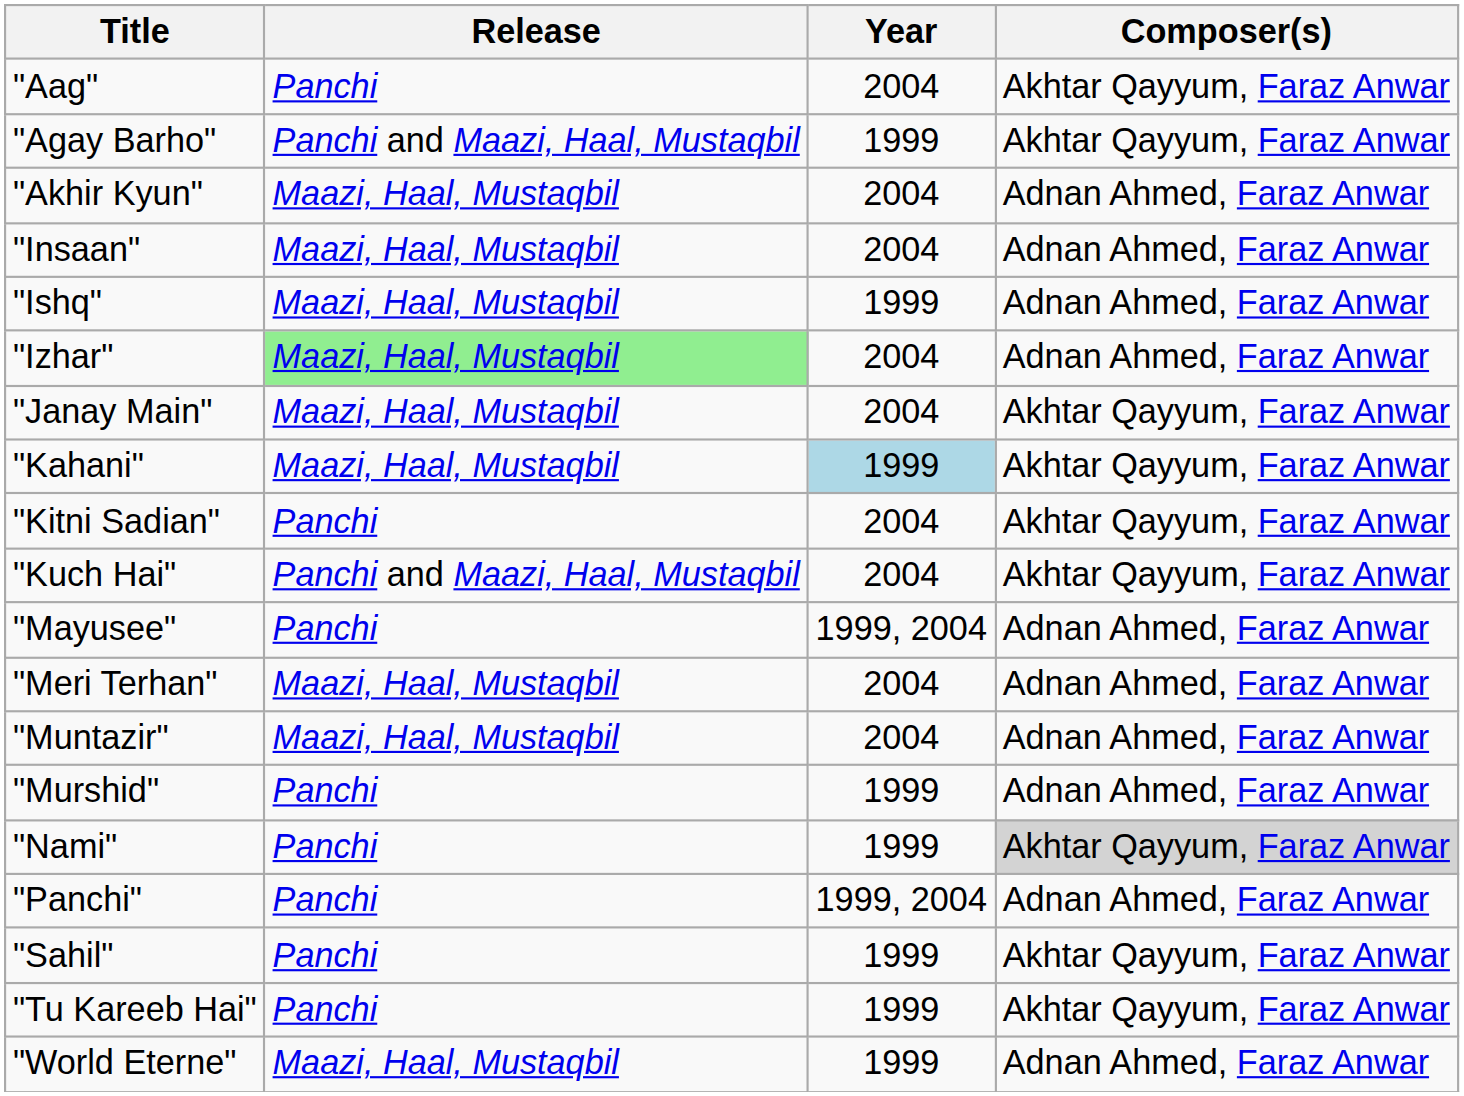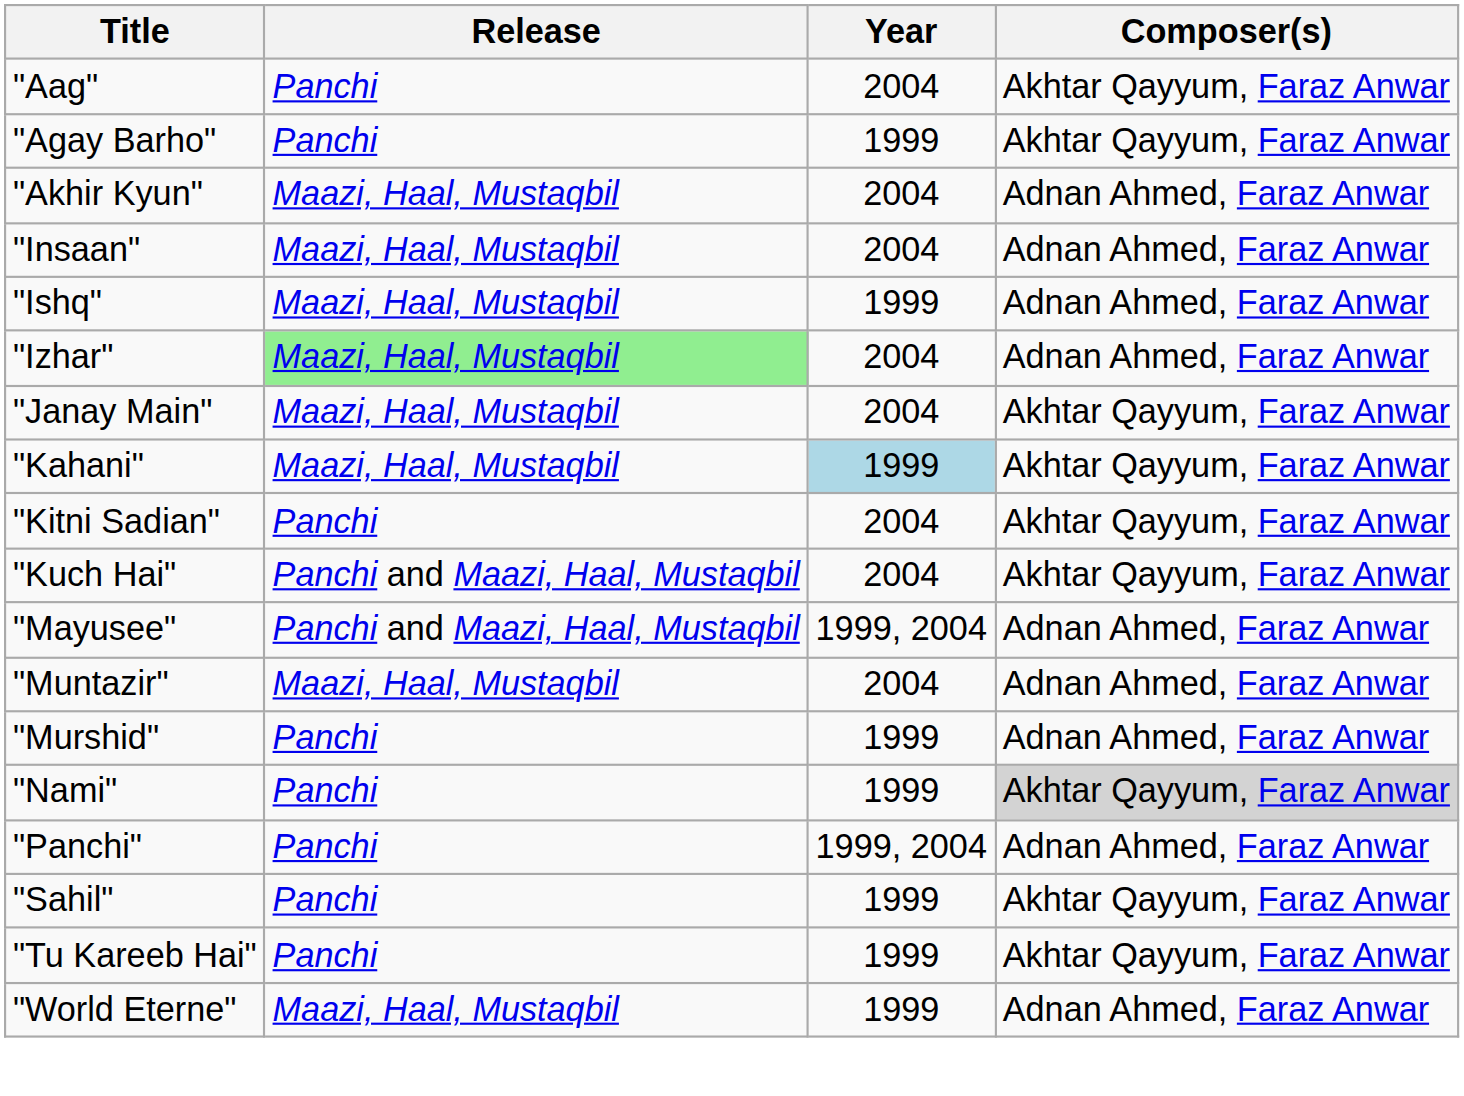(536, 140) Panchi and Maazi, Haal, Mustaqbil -> (325, 140) Panchi
(325, 628) Panchi -> (536, 628) Panchi and Maazi, Haal, Mustaqbil
- row: (115, 683)
